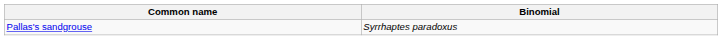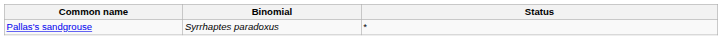+ column: (540, 12)
